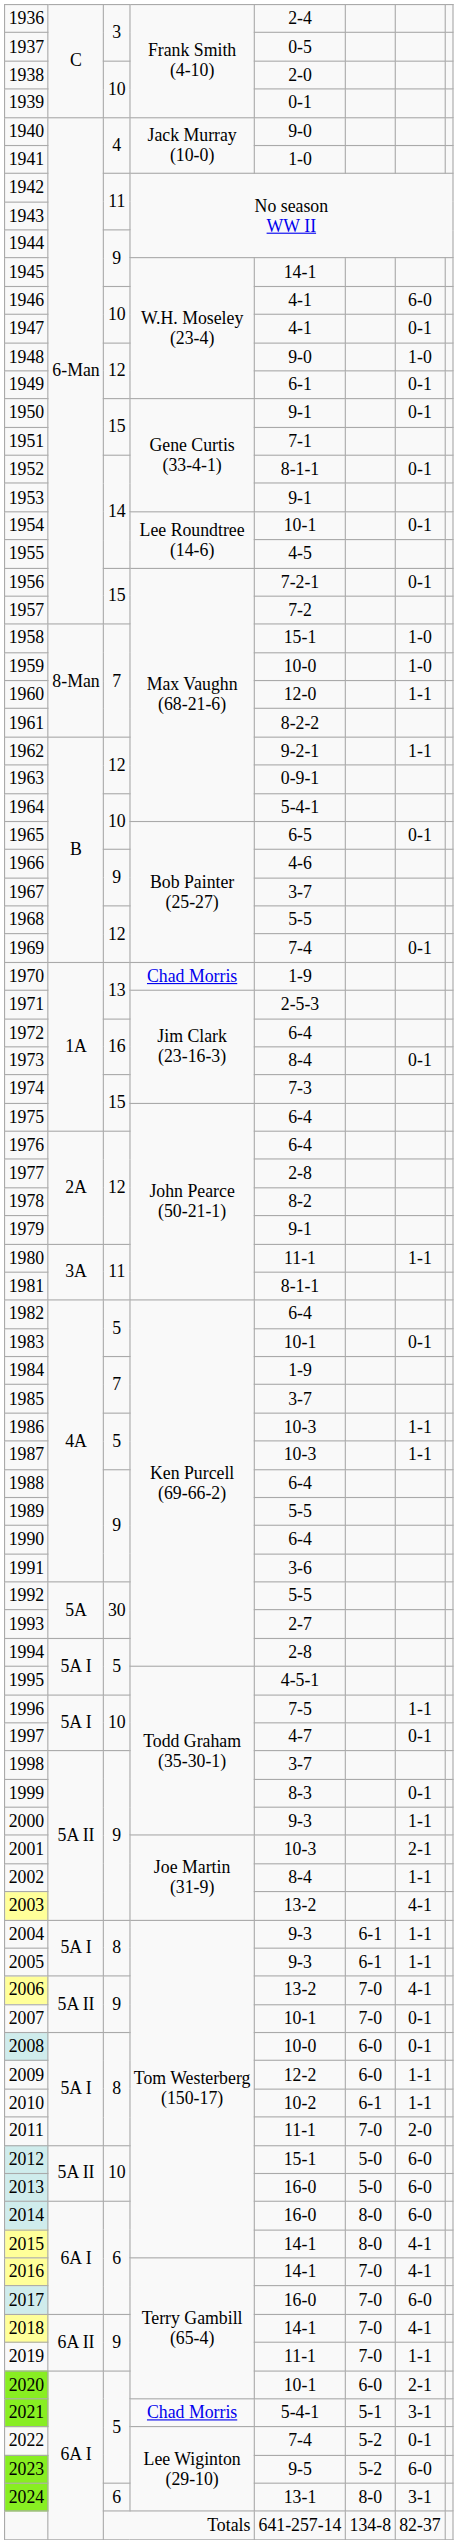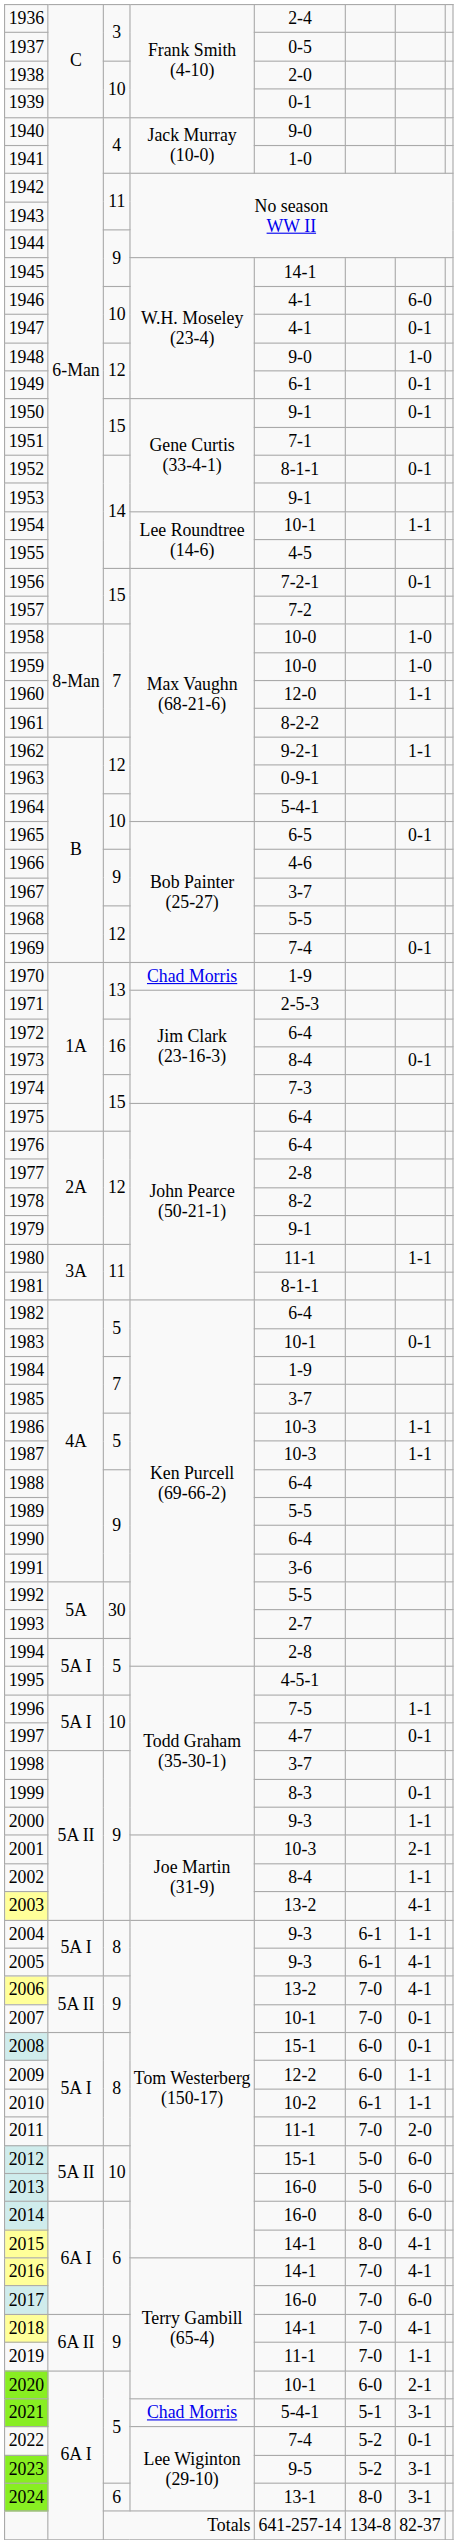(420, 525) 0-1 -> (420, 525) 1-1
(300, 638) 15-1 -> (300, 638) 10-0
(420, 1962) 1-1 -> (420, 1962) 4-1
(300, 2046) 10-0 -> (300, 2046) 15-1
(420, 2469) 6-0 -> (420, 2469) 3-1
